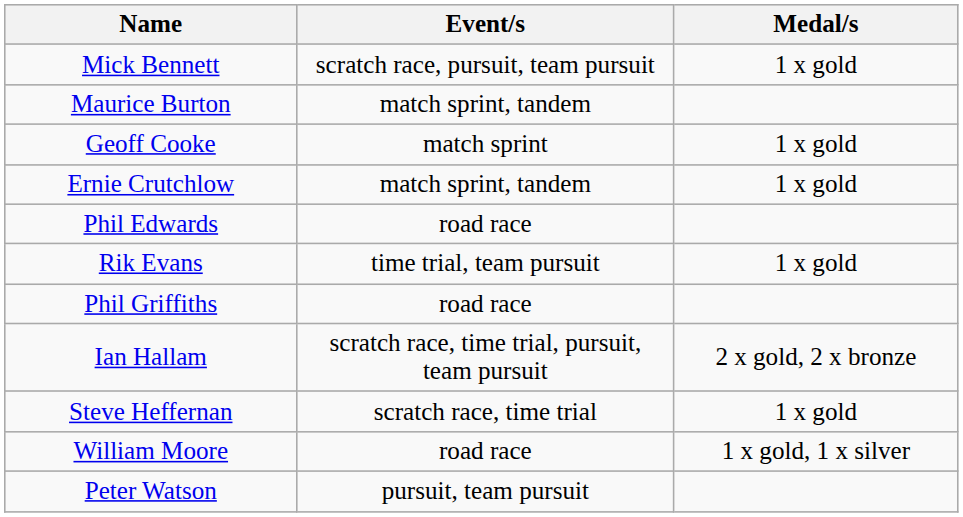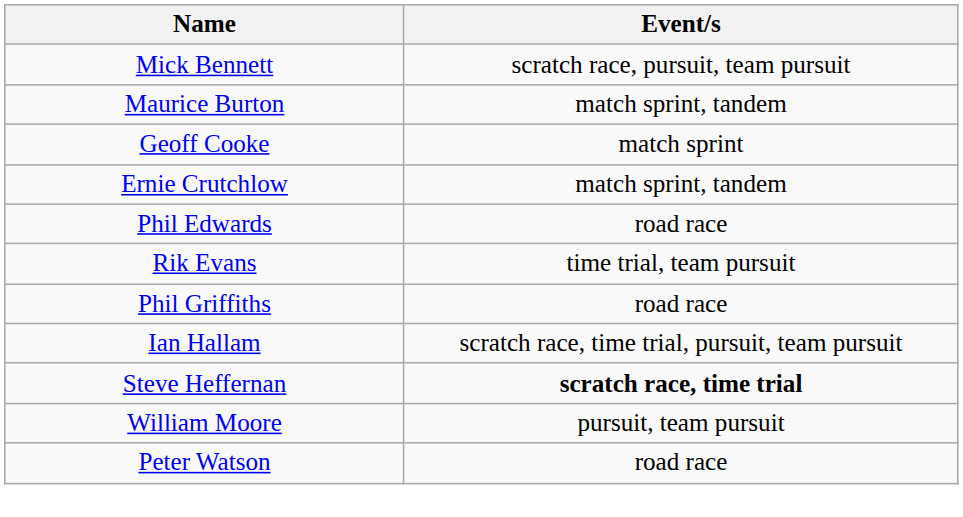- column: (816, 24)
(485, 411) normal -> (681, 382) bold
(485, 451) road race -> (681, 422) pursuit, team pursuit
(485, 490) pursuit, team pursuit -> (681, 462) road race
